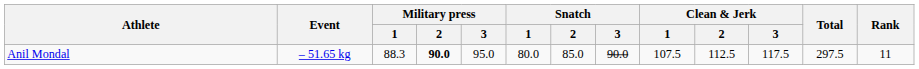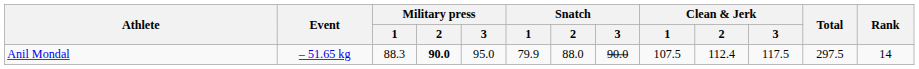(528, 54) 80.0 -> (528, 54) 79.9
(573, 54) 85.0 -> (573, 54) 88.0
(722, 54) 112.5 -> (722, 54) 112.4
(885, 54) 11 -> (885, 54) 14
